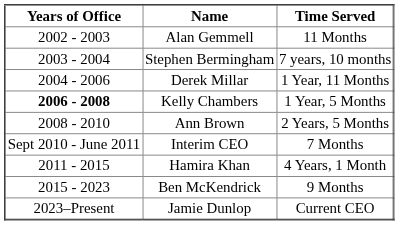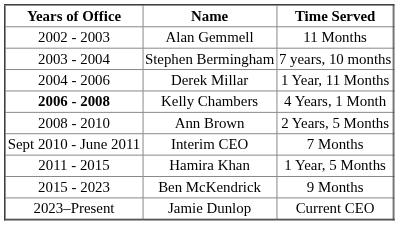(335, 101) 1 Year, 5 Months -> (335, 101) 4 Years, 1 Month
(335, 165) 4 Years, 1 Month -> (335, 165) 1 Year, 5 Months
